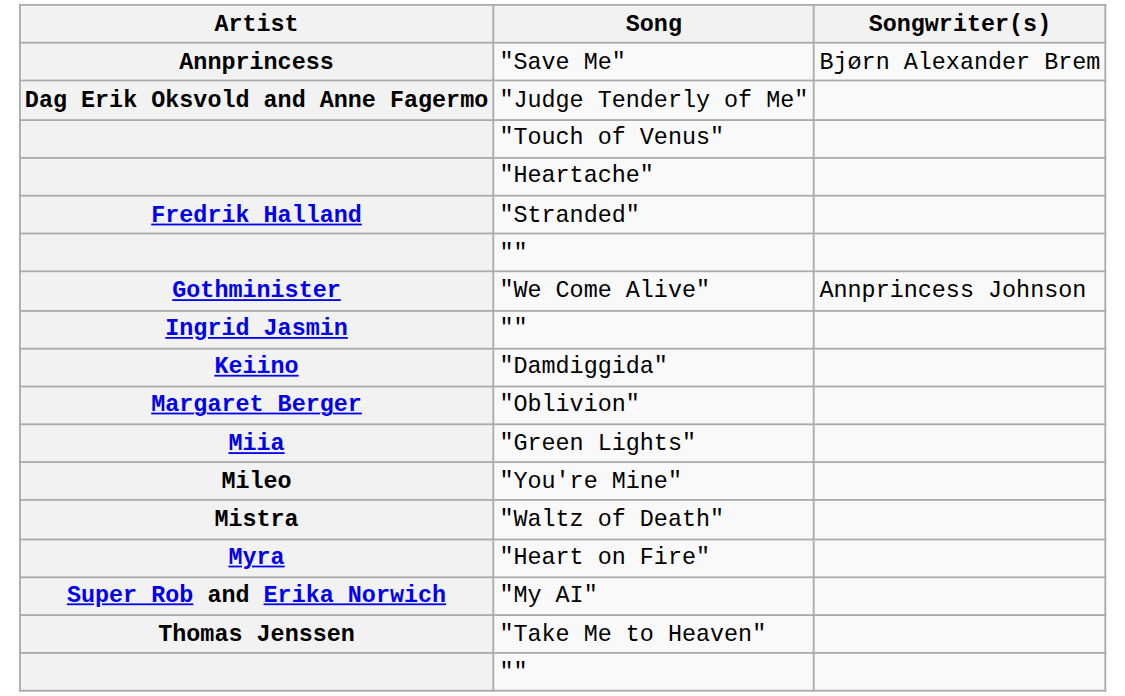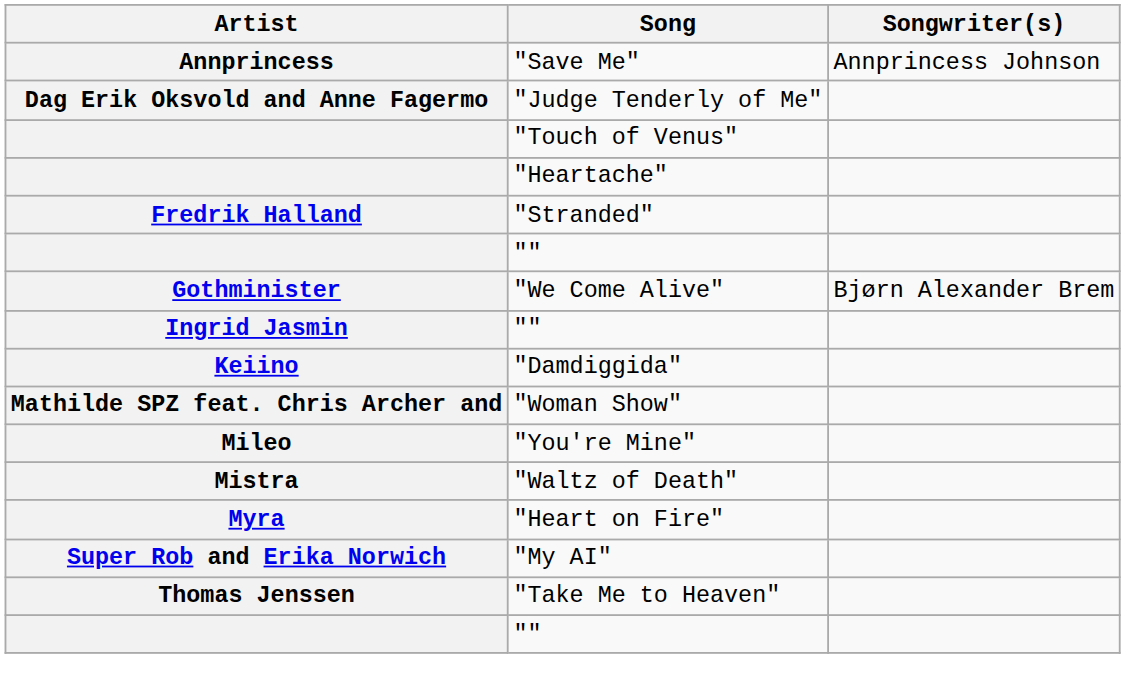(960, 62) Bjørn Alexander Brem -> (967, 62) Annprincess Johnson
(953, 291) Annprincess Johnson -> (974, 291) Bjørn Alexander Brem
- row: (257, 405)
+ row: (257, 405)
- row: (257, 443)
